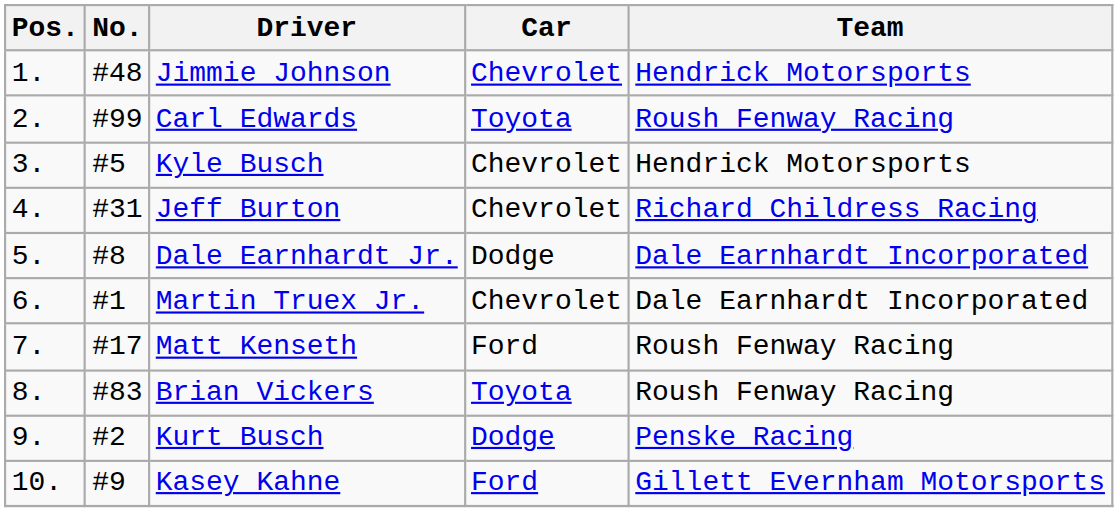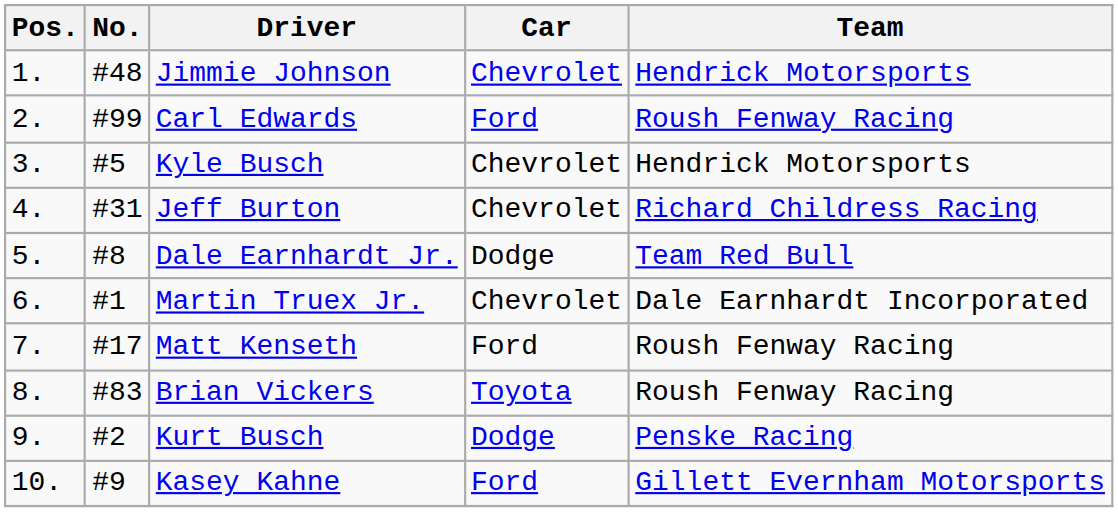(521, 119) Toyota -> (505, 119) Ford
(862, 256) Dale Earnhardt Incorporated -> (744, 256) Team Red Bull
